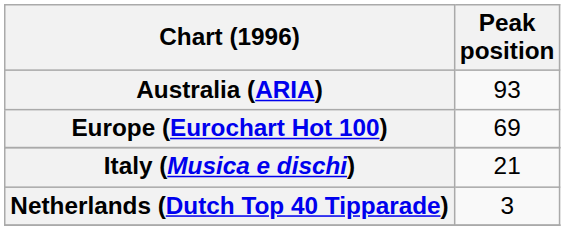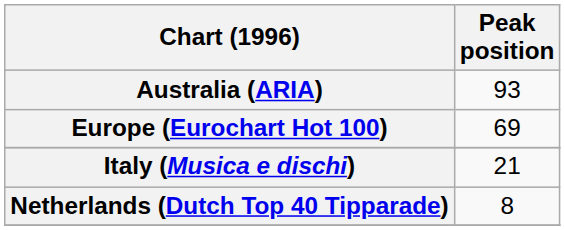(507, 205) 3 -> (507, 205) 8
